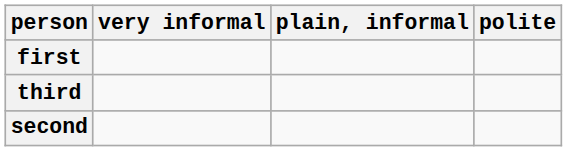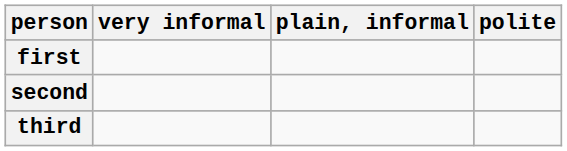rows swapped: (49, 128) <-> (49, 93)
